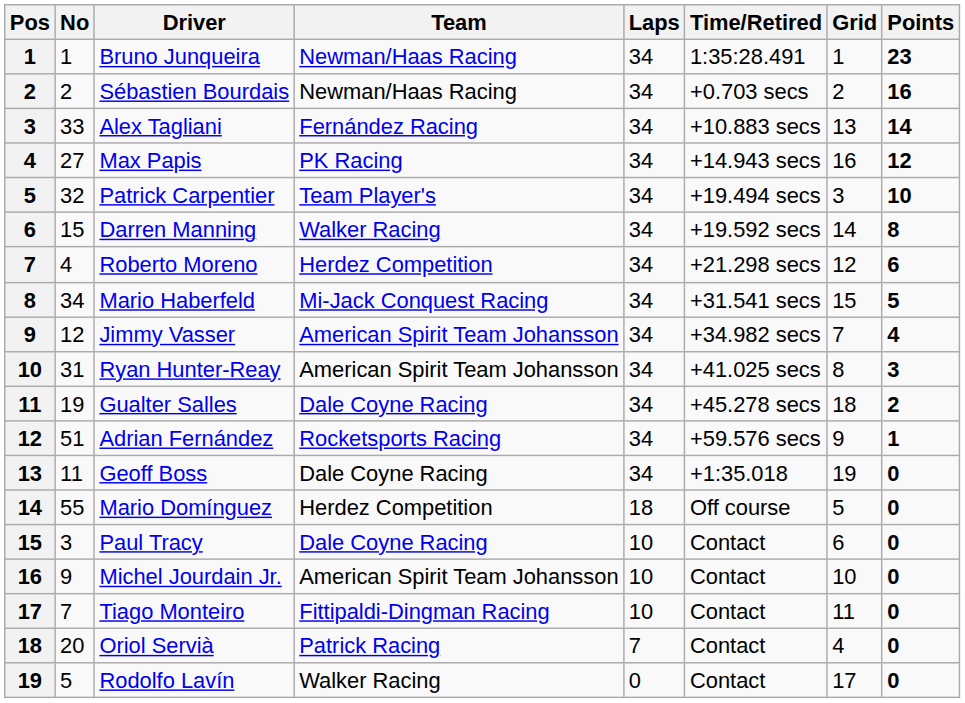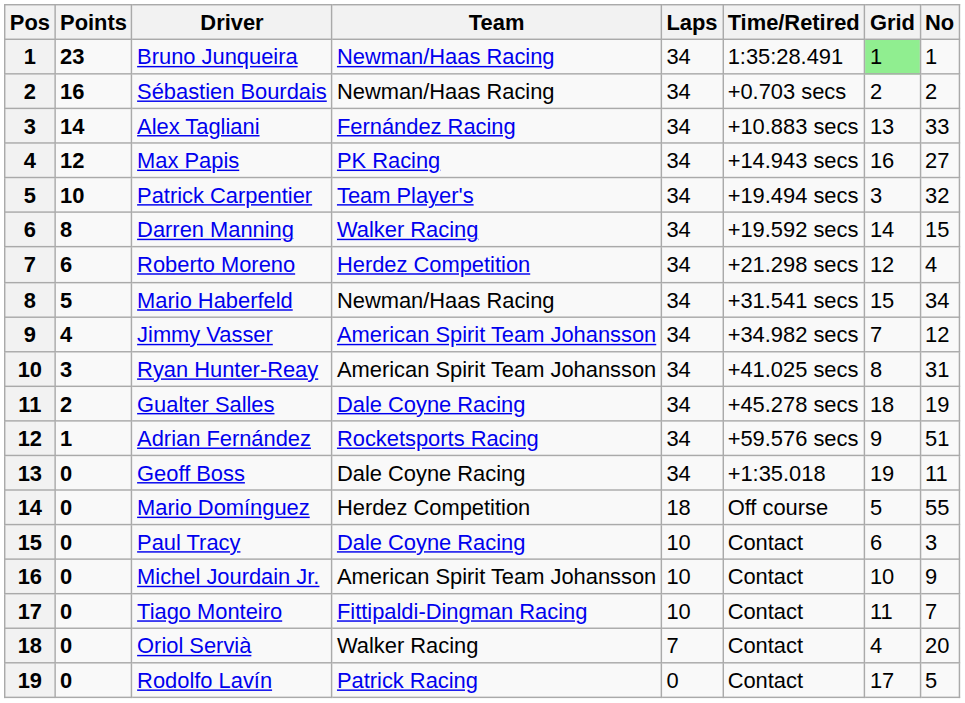columns swapped: (75, 22) <-> (921, 22)
(838, 57) no background -> (876, 57) lightgreen background
(424, 299) Mi-Jack Conquest Racing -> (446, 299) Newman/Haas Racing
(370, 646) Patrick Racing -> (408, 646) Walker Racing
(370, 681) Walker Racing -> (407, 681) Patrick Racing
